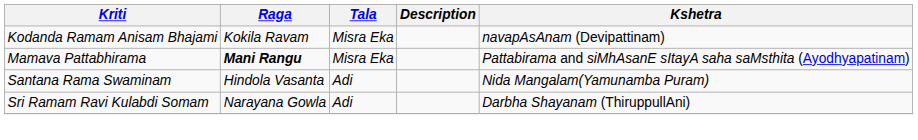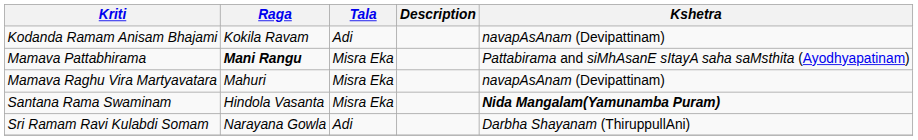(363, 37) Misra Eka -> (343, 37) Adi
+ row: (112, 80)
(343, 80) Adi -> (363, 102) Misra Eka
(596, 80) normal -> (601, 102) bold
